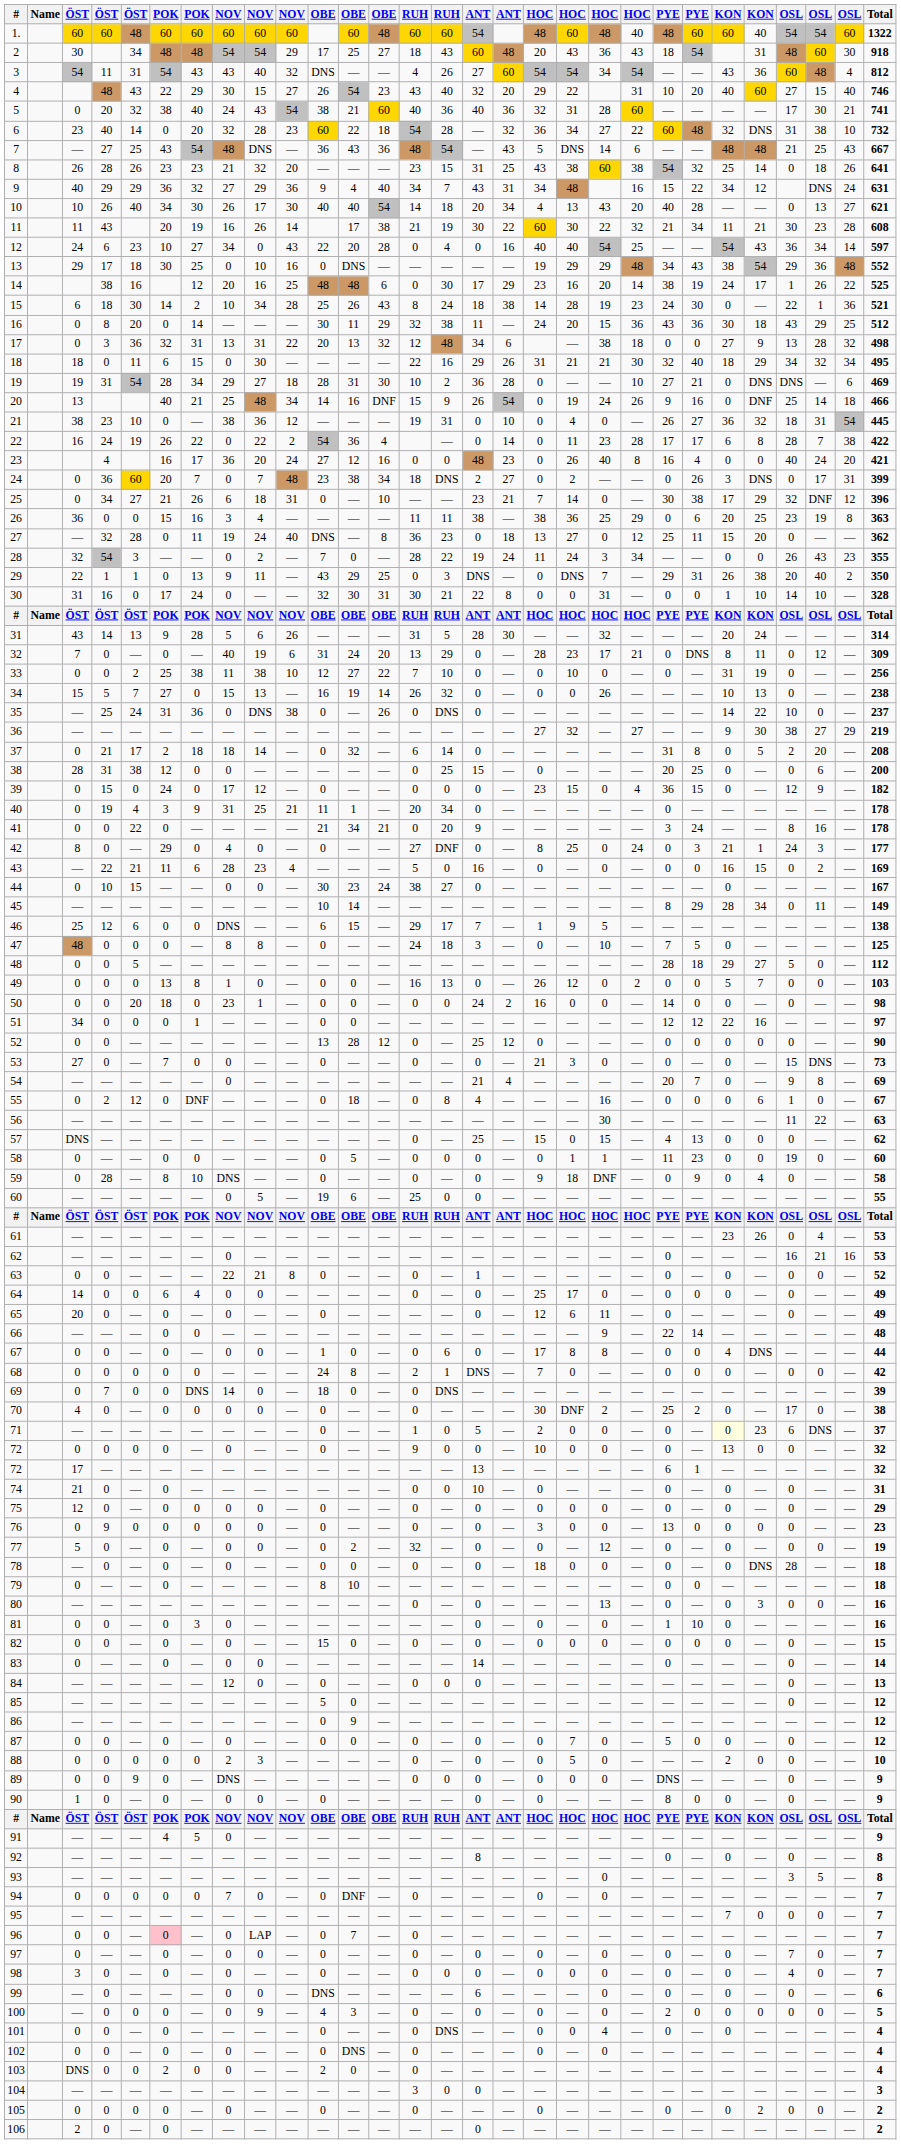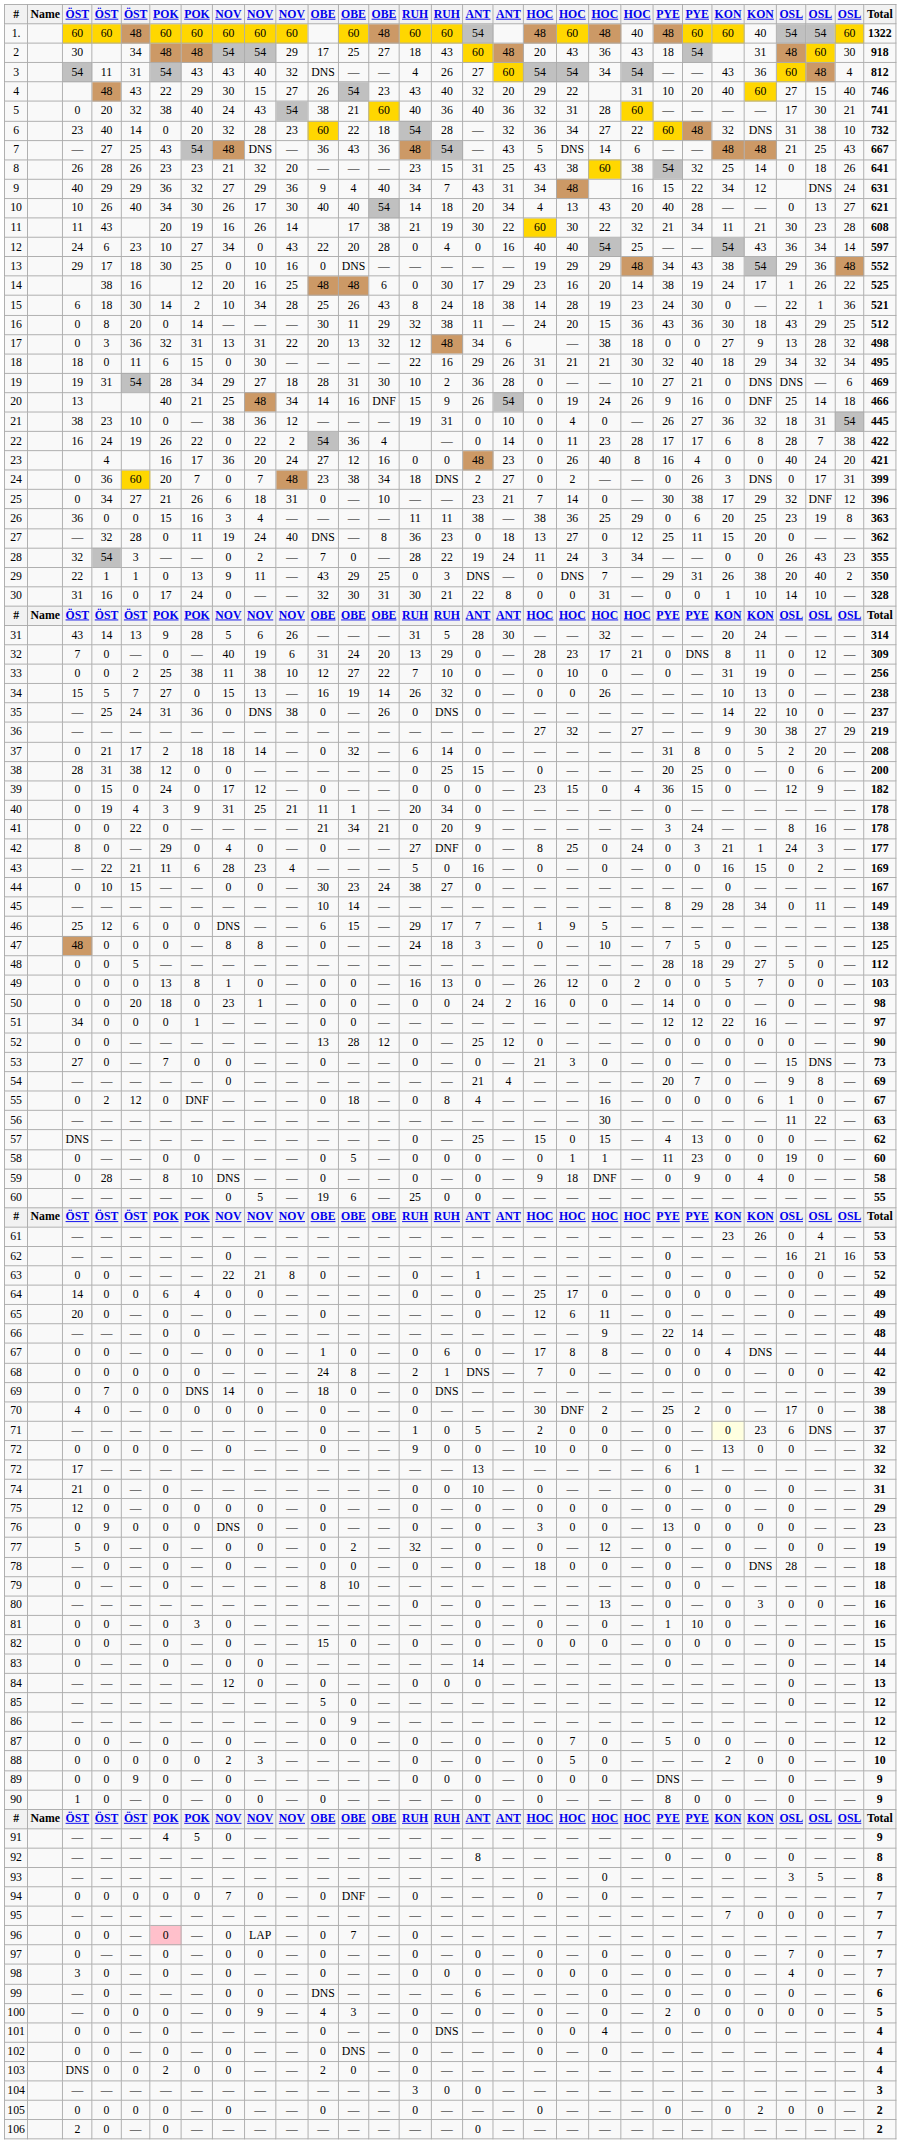(228, 1527) 0 -> (228, 1527) DNS
(228, 1779) DNS -> (228, 1779) 0
